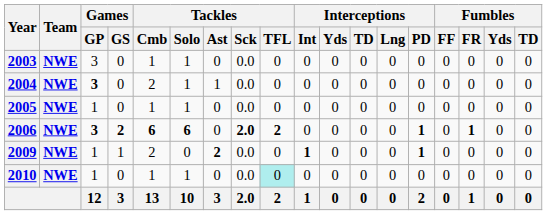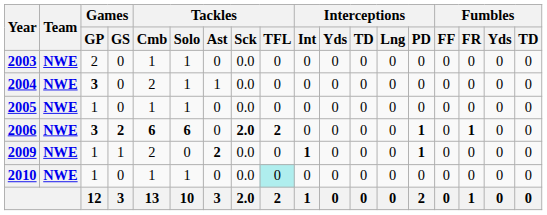(94, 61) 3 -> (94, 61) 2
